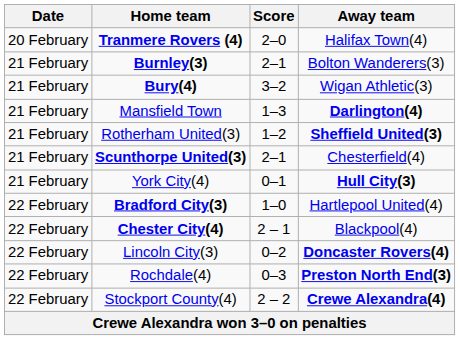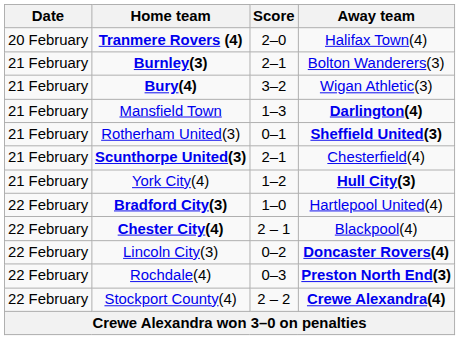(274, 134) 1–2 -> (274, 134) 0–1
(274, 181) 0–1 -> (274, 181) 1–2
